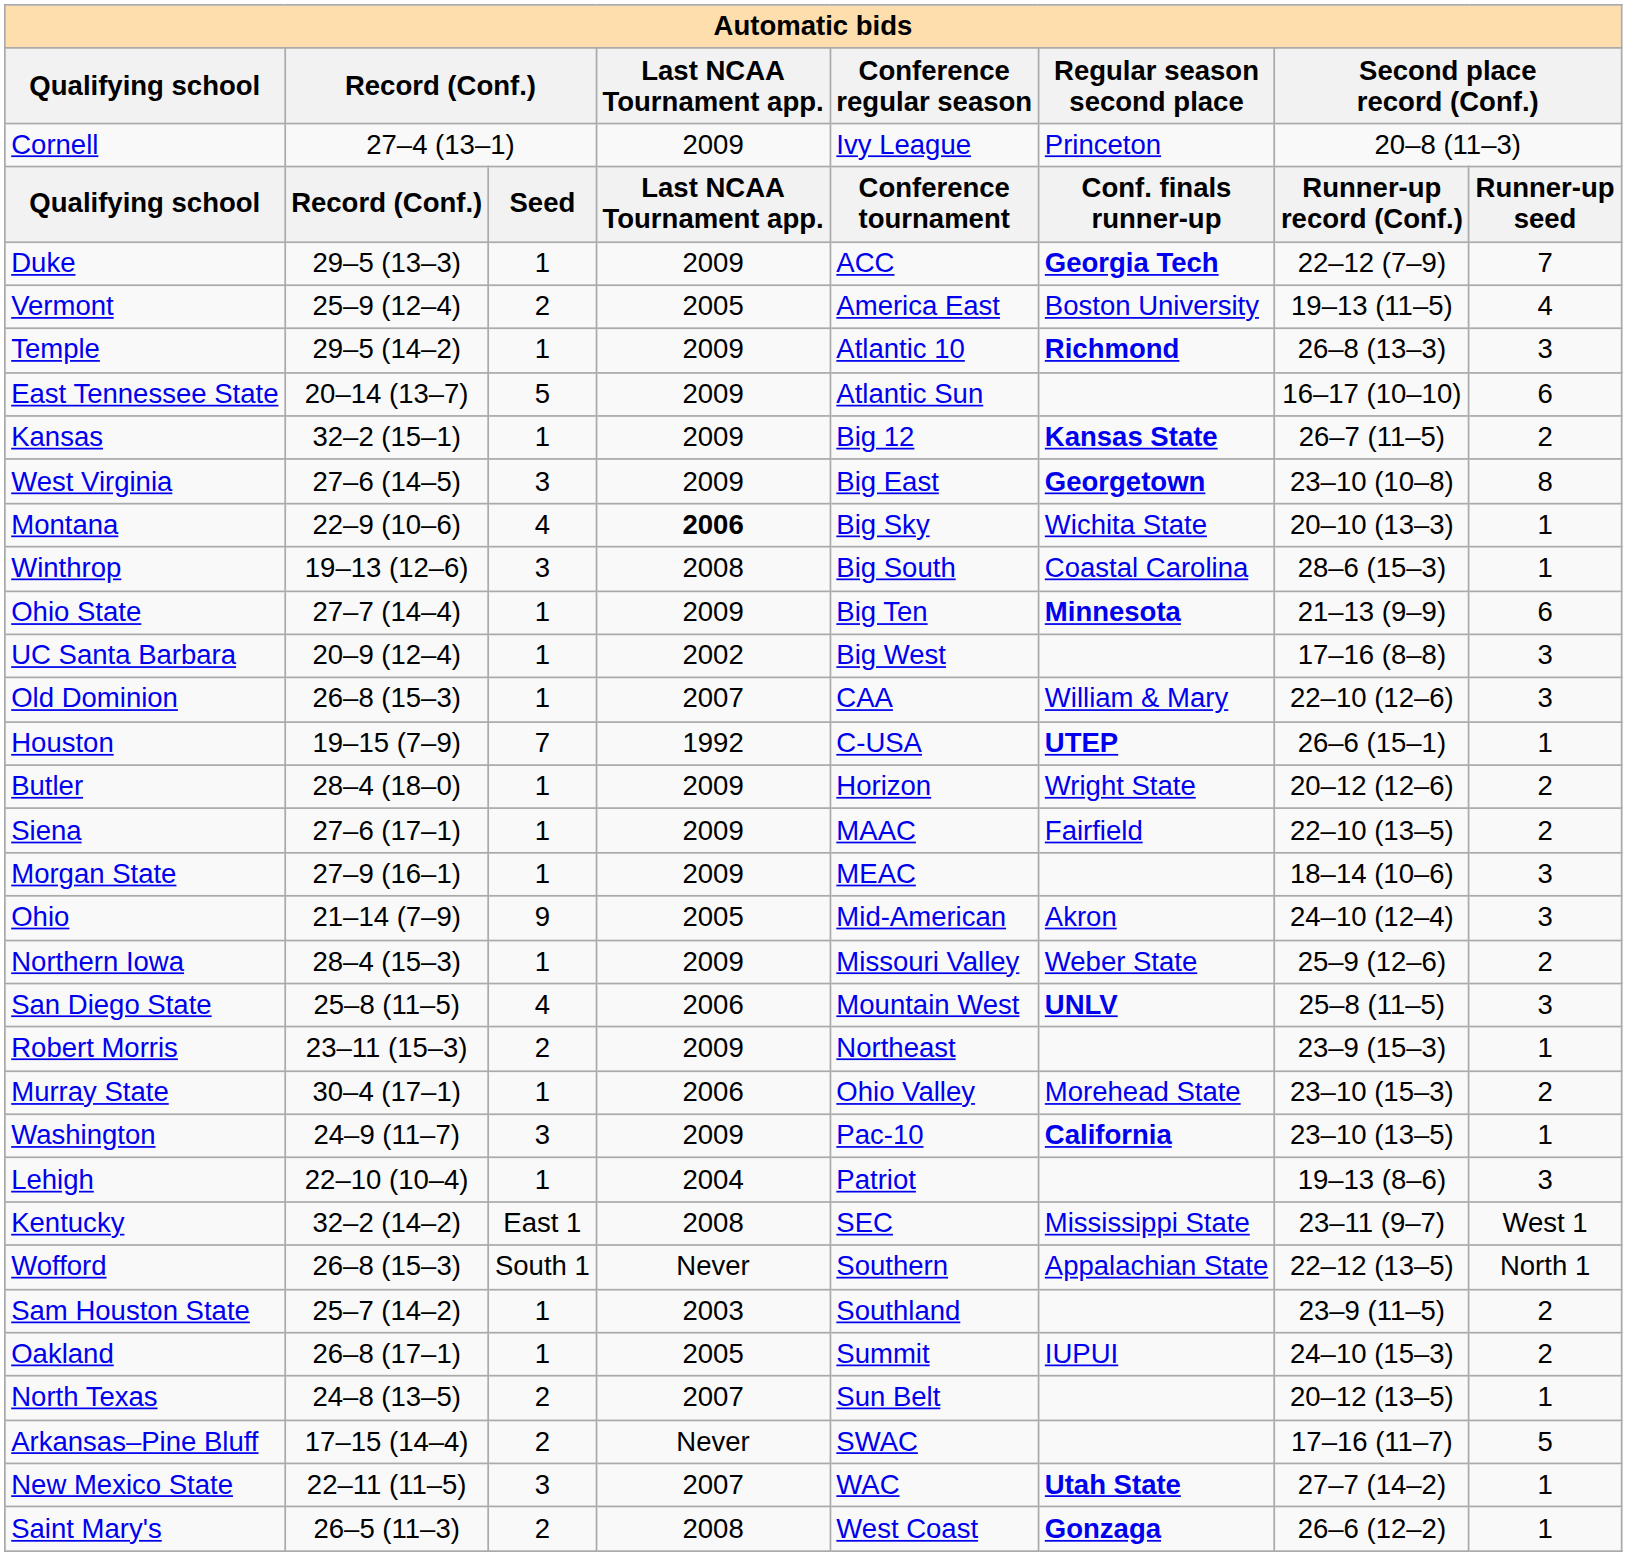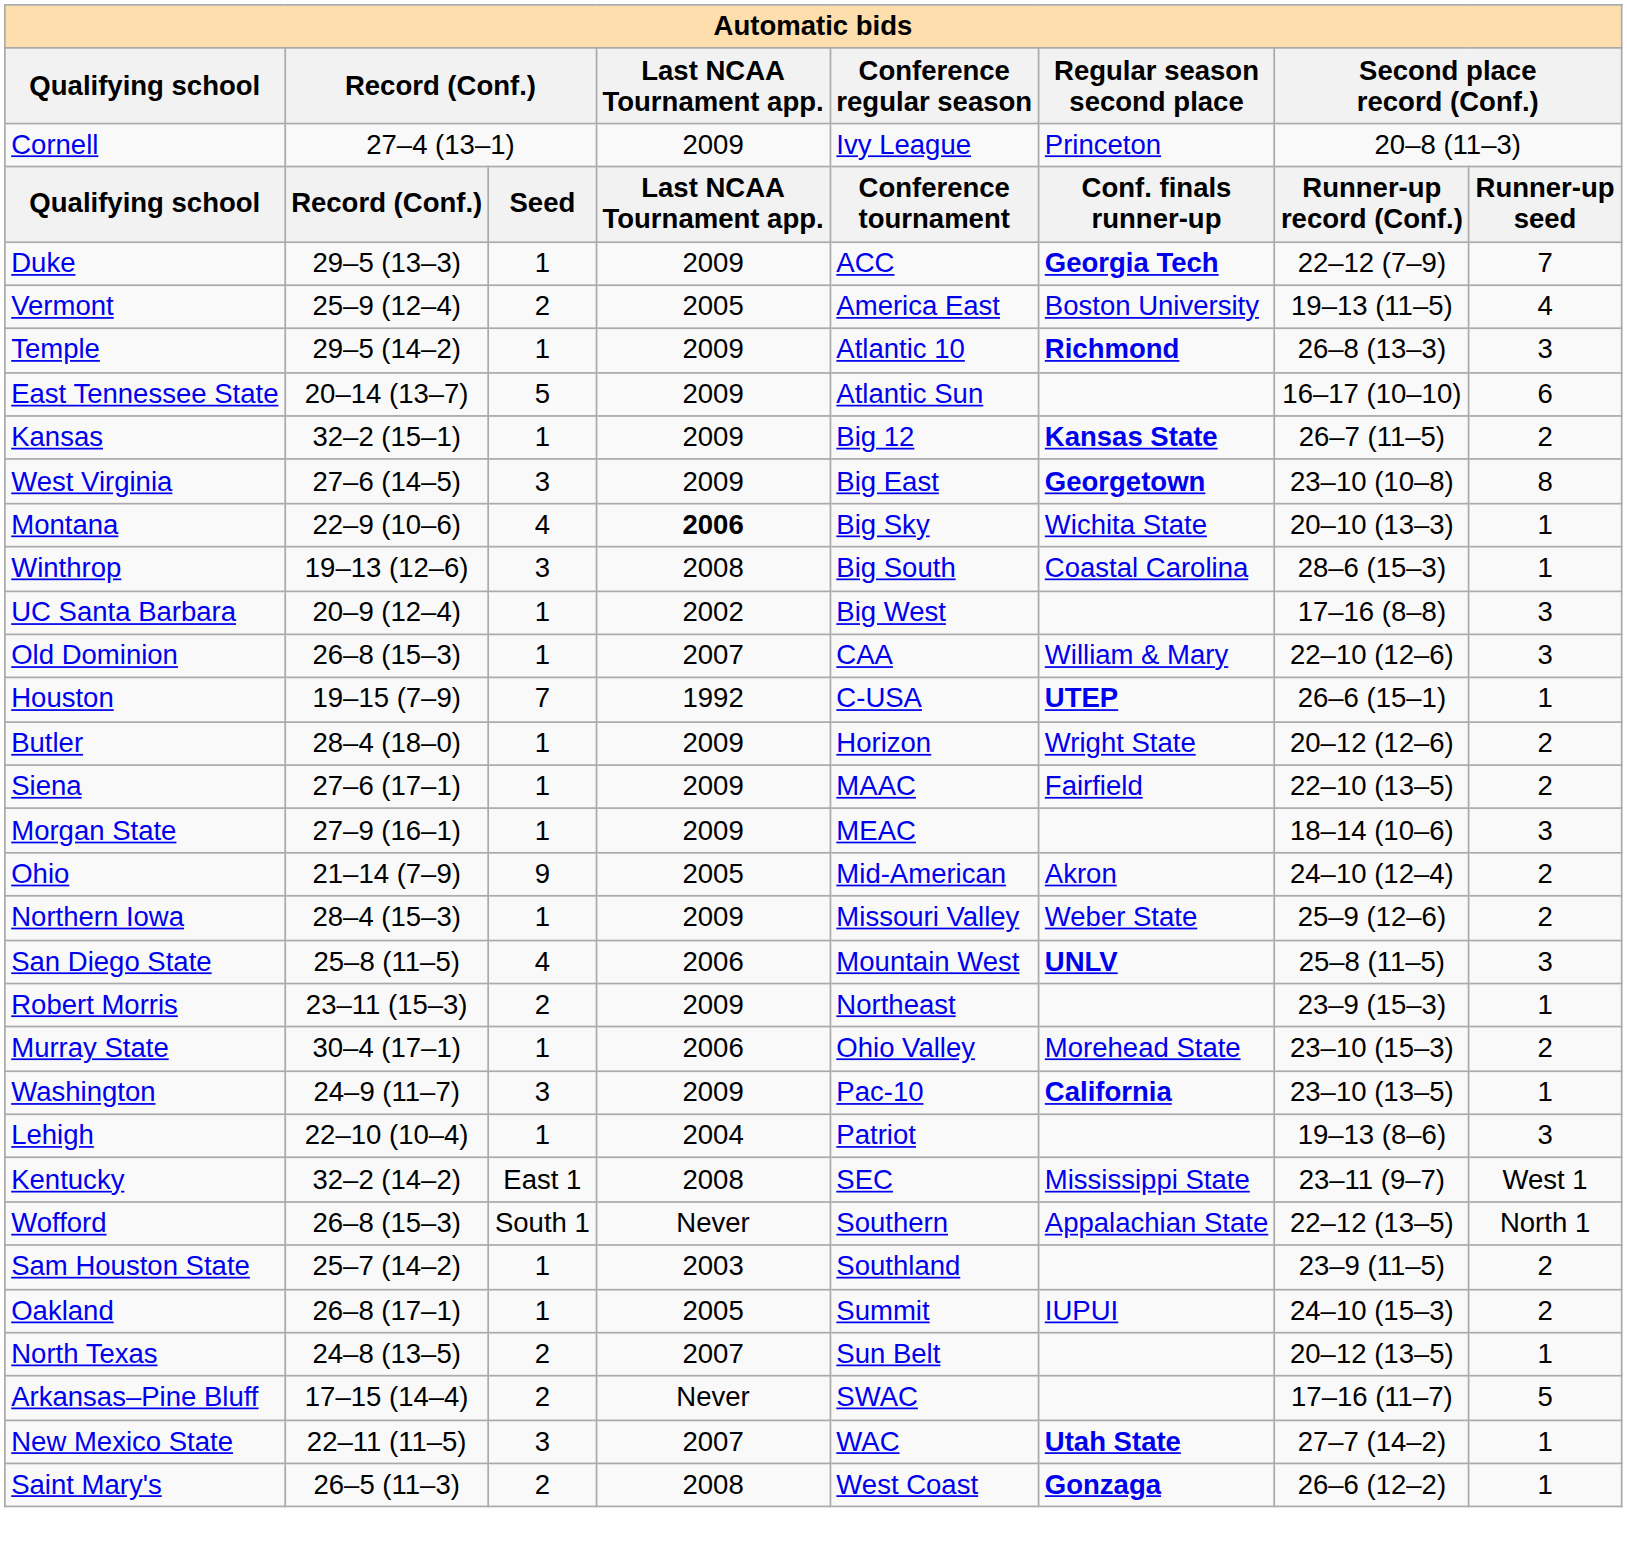- row: (76, 611)
(1545, 917) 3 -> (1545, 873) 2
